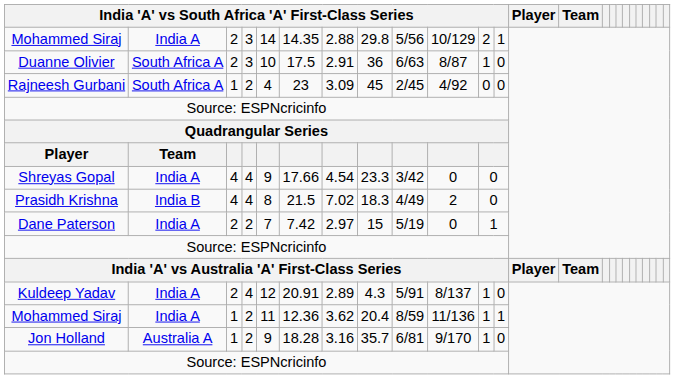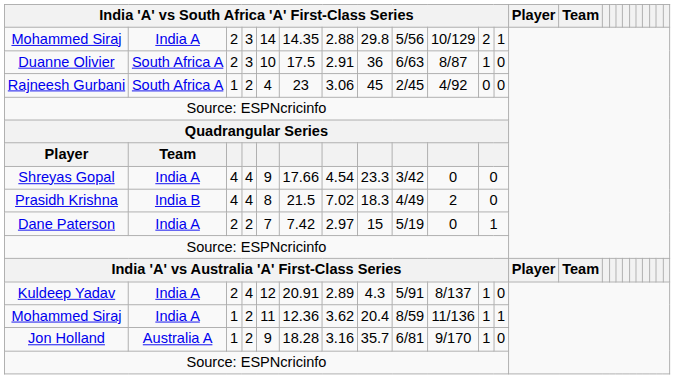(340, 85) 3.09 -> (340, 85) 3.06
